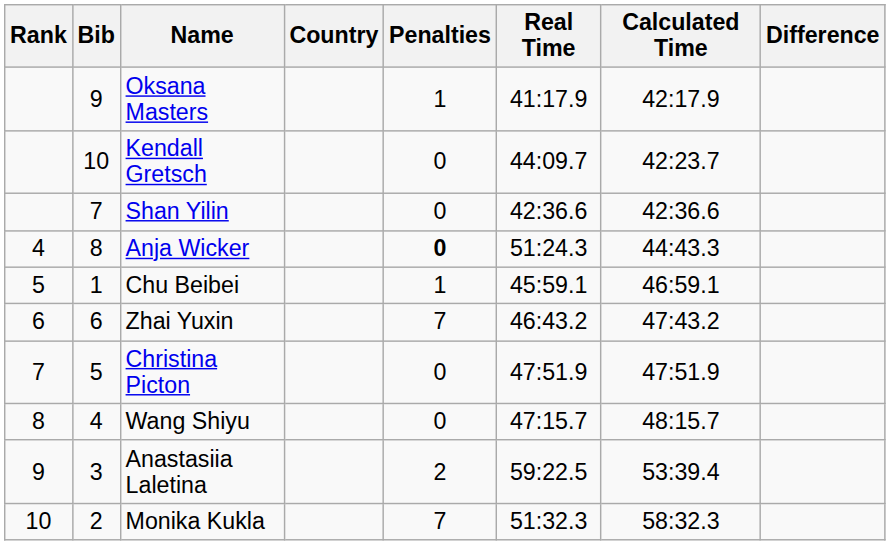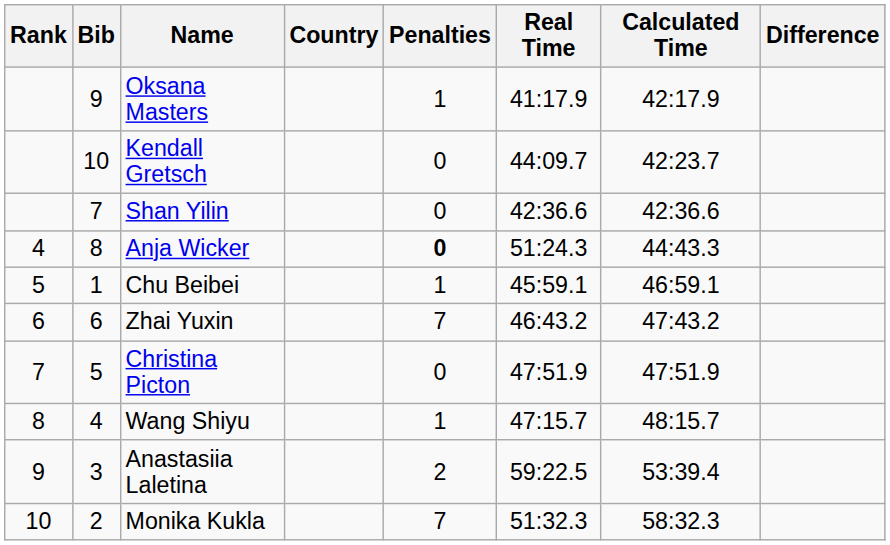(440, 421) 0 -> (440, 421) 1
